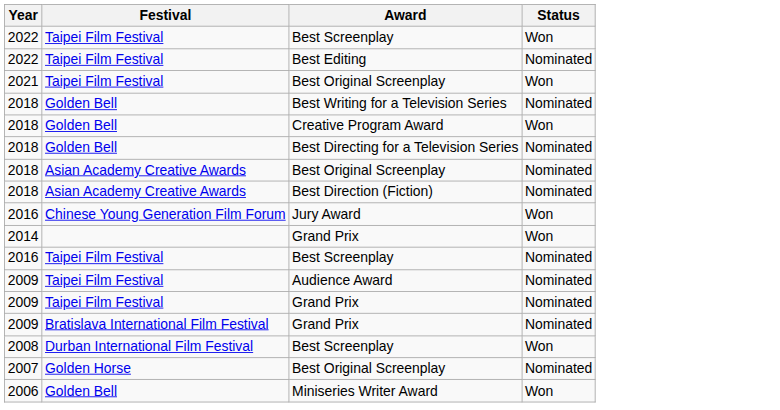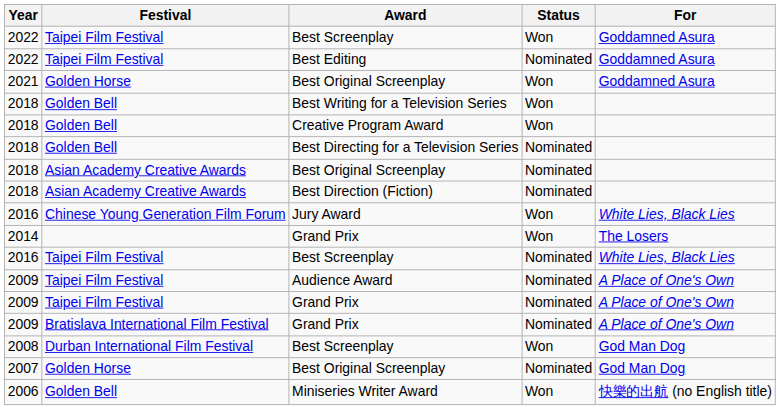+ column: (685, 15)
(104, 81) Taipei Film Festival -> (88, 81) Golden Horse
(559, 103) Nominated -> (539, 103) Won
